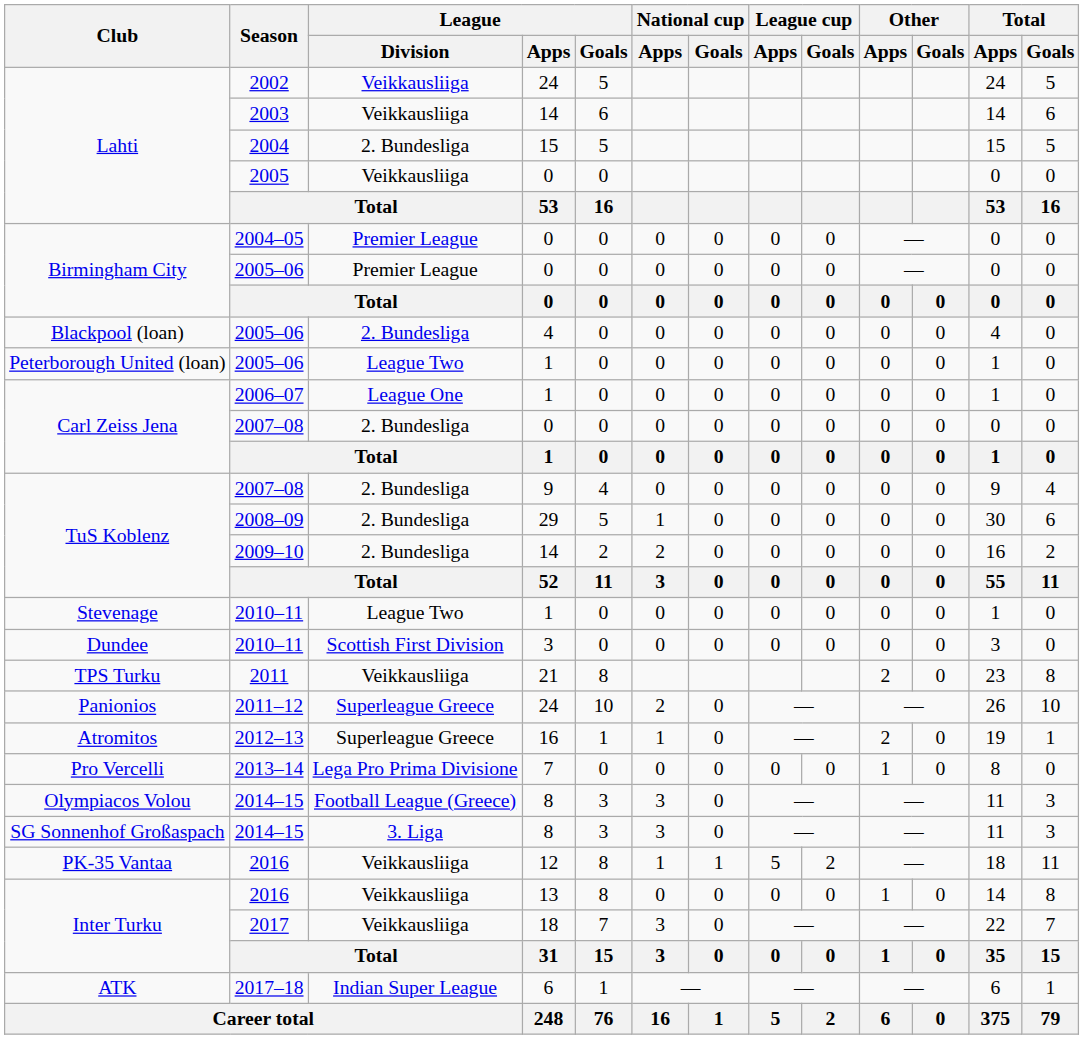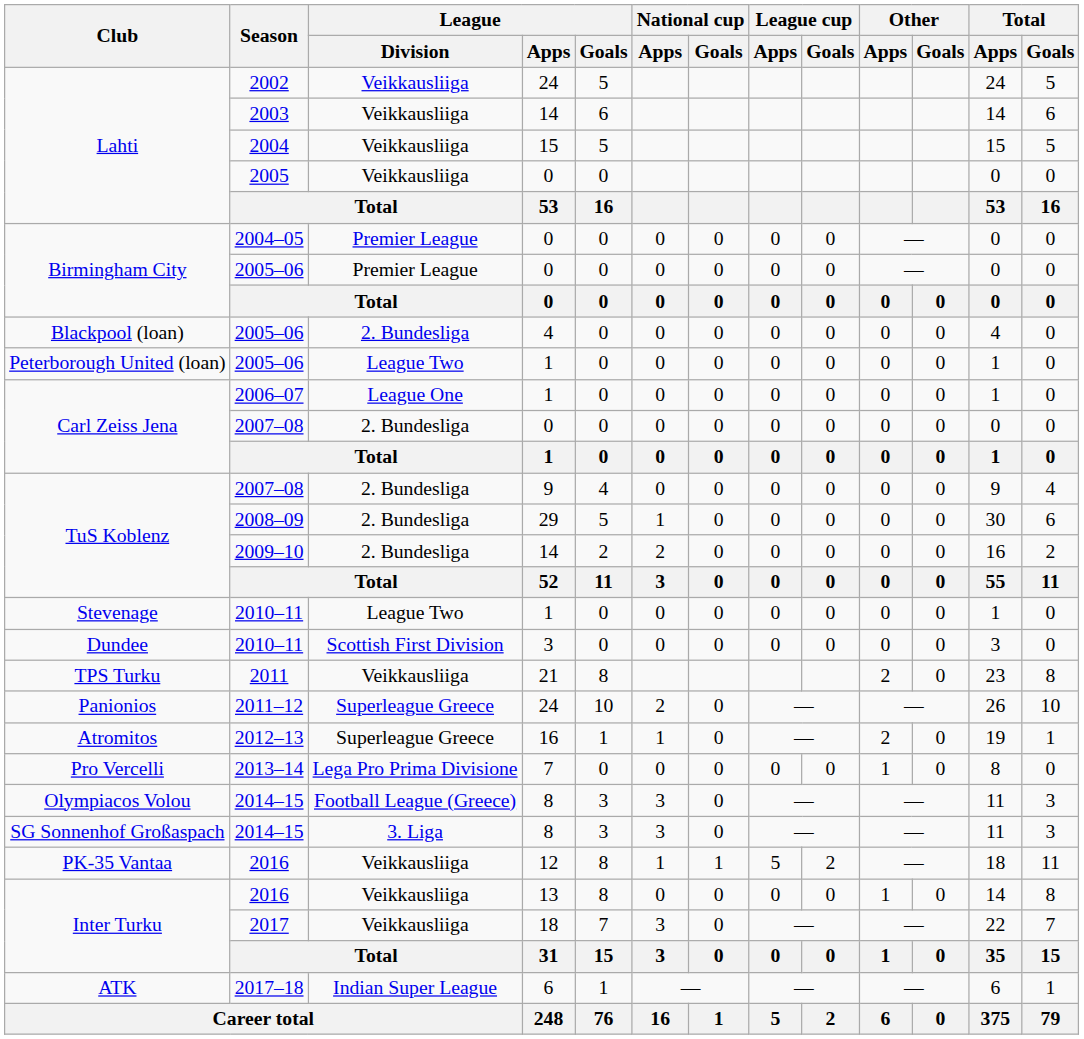(415, 144) 2. Bundesliga -> (415, 144) Veikkausliiga
